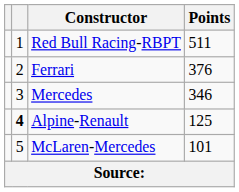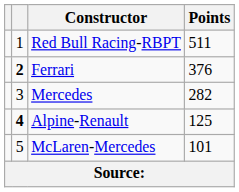(20, 69) normal -> (20, 69) bold
(200, 95) 346 -> (200, 95) 282
